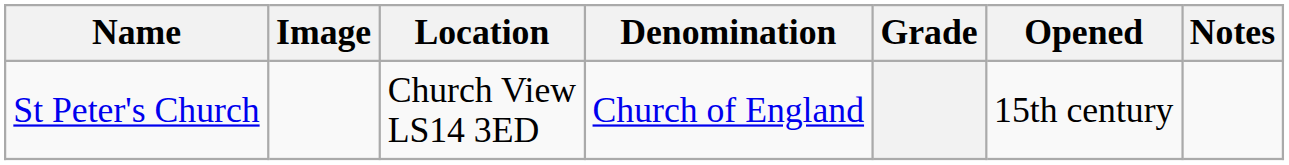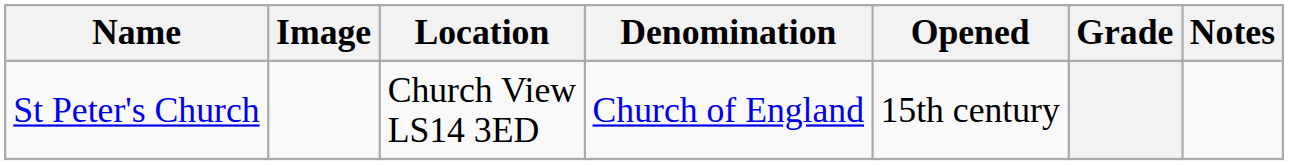columns swapped: (929, 32) <-> (1084, 32)
